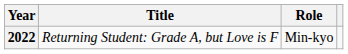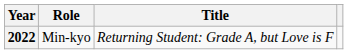columns swapped: (160, 15) <-> (309, 15)
